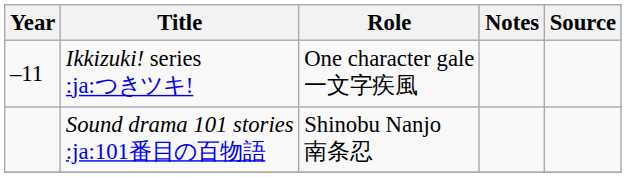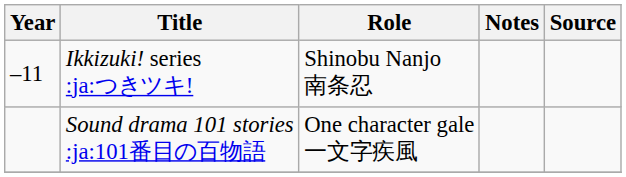(389, 72) One character gale 一文字疾風 -> (373, 72) Shinobu Nanjo 南条忍
(373, 137) Shinobu Nanjo 南条忍 -> (389, 137) One character gale 一文字疾風
